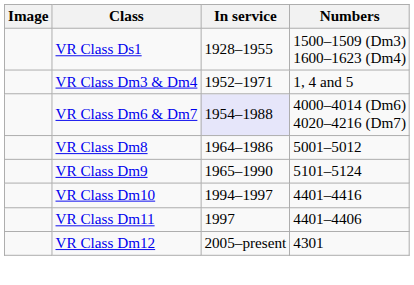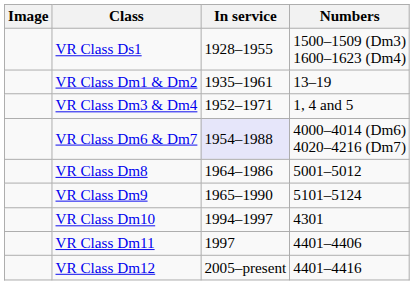+ row: (126, 81)
(327, 195) 4401–4416 -> (308, 219) 4301
(308, 243) 4301 -> (327, 267) 4401–4416
